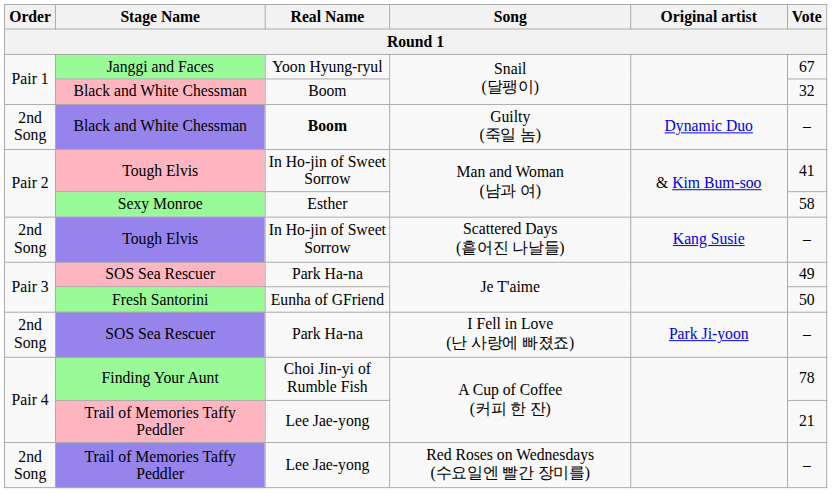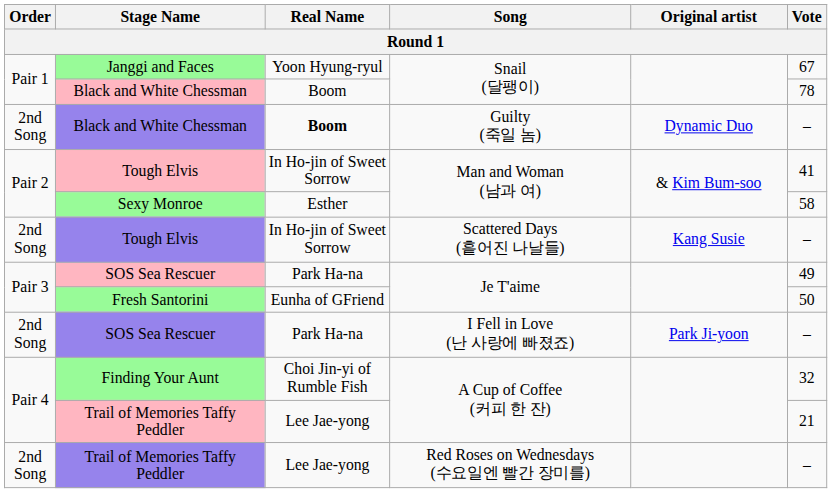(807, 91) 32 -> (807, 91) 78
(807, 378) 78 -> (807, 378) 32
